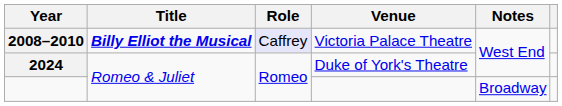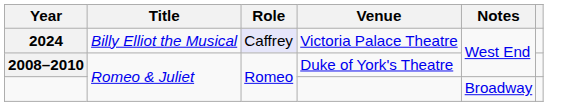(46, 40) 2008–2010 -> (46, 40) 2024
(171, 40) bold -> (164, 40) normal
(46, 64) 2024 -> (46, 64) 2008–2010
